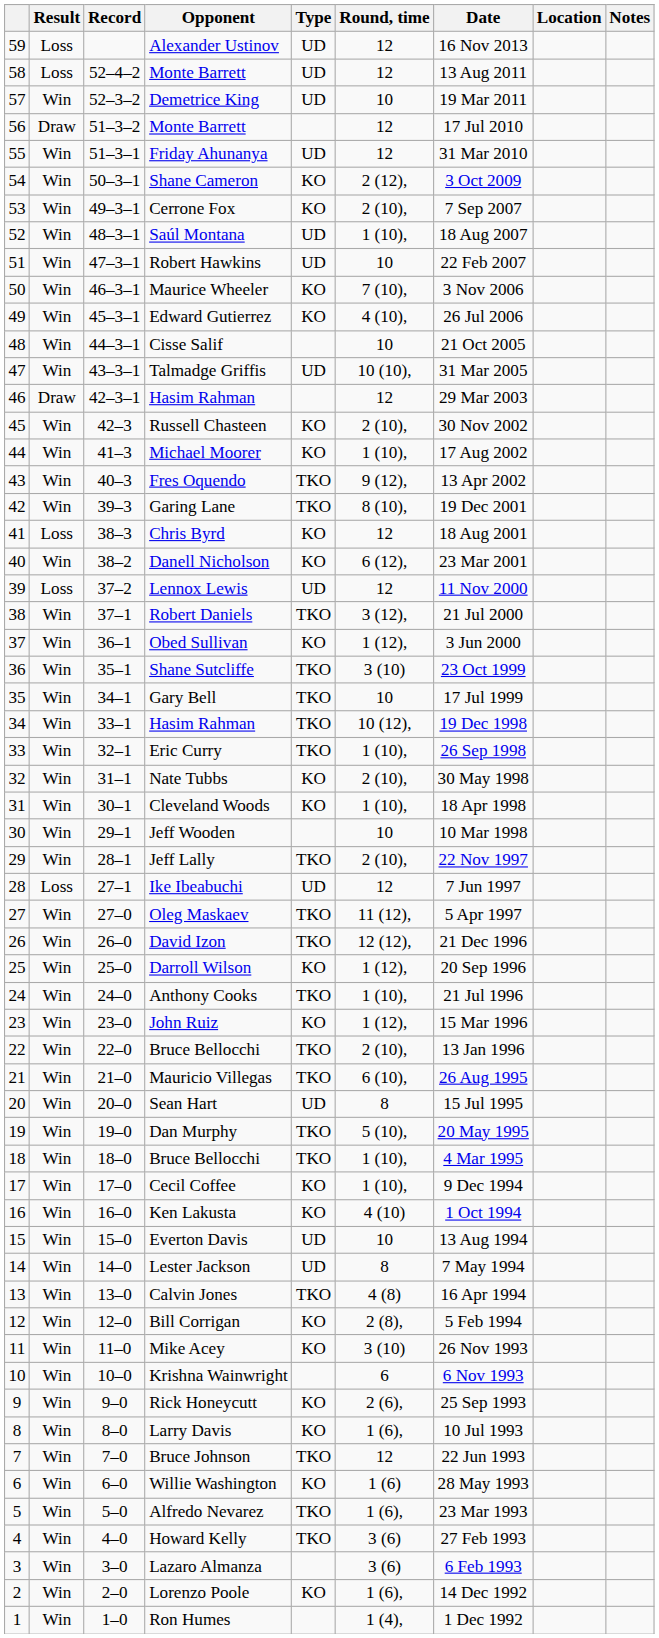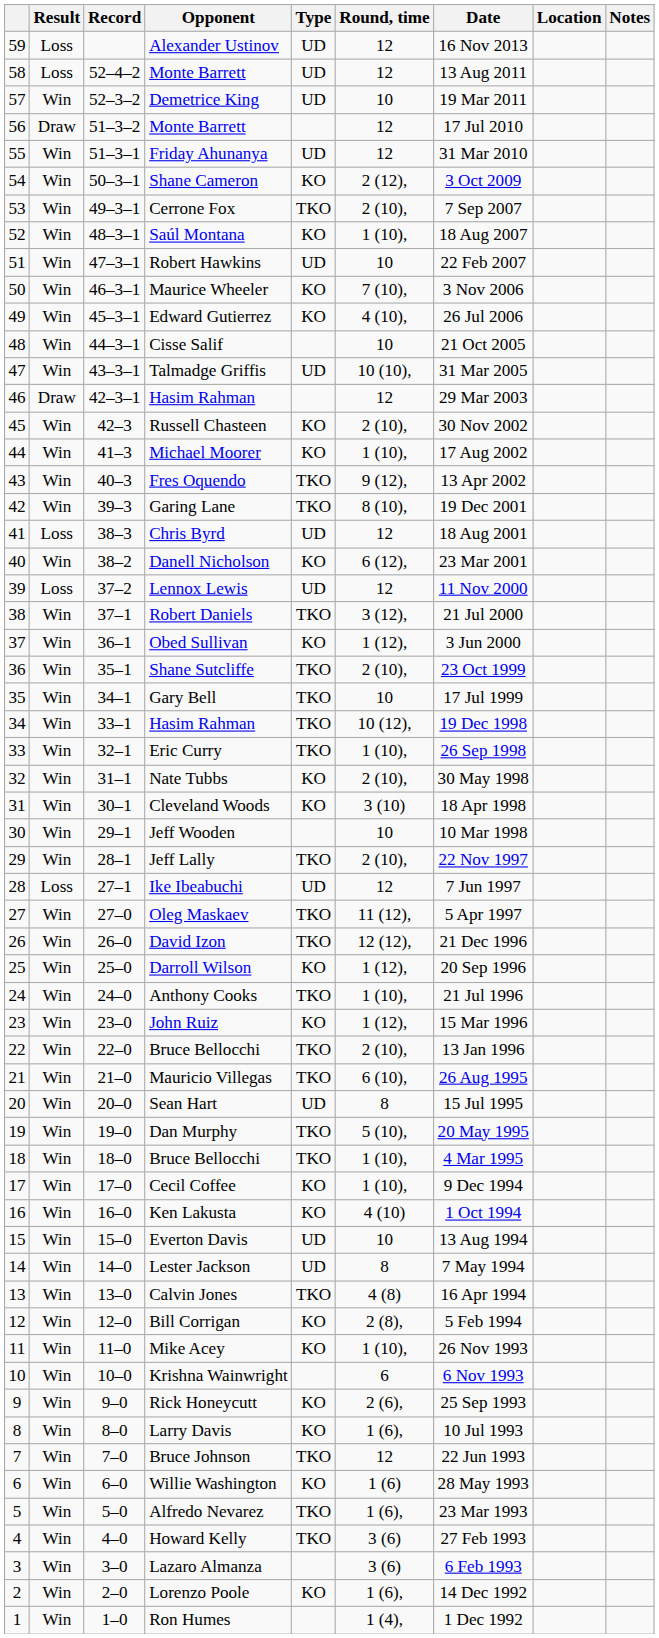(314, 208) KO -> (314, 208) TKO
(314, 235) UD -> (314, 235) KO
(314, 533) KO -> (314, 533) UD
(385, 669) 3 (10) -> (385, 669) 2 (10),
(385, 805) 1 (10), -> (385, 805) 3 (10)
(385, 1348) 3 (10) -> (385, 1348) 1 (10),
